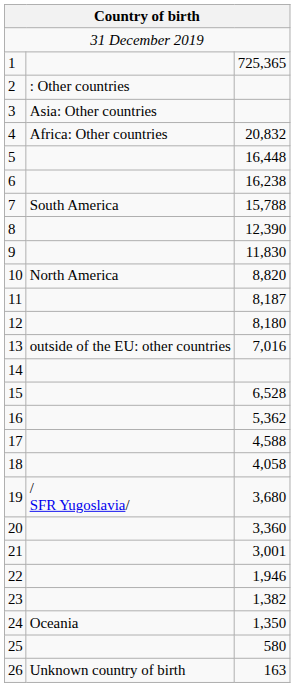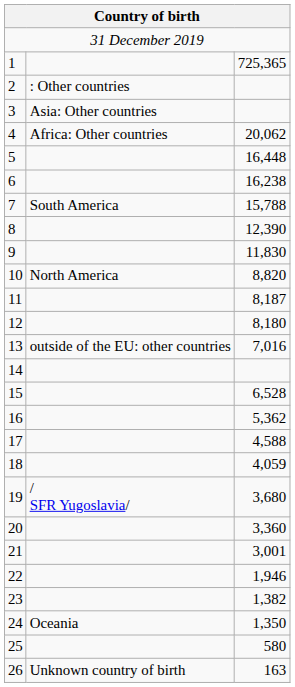(266, 134) 20,832 -> (266, 134) 20,062
(269, 464) 4,058 -> (269, 464) 4,059
